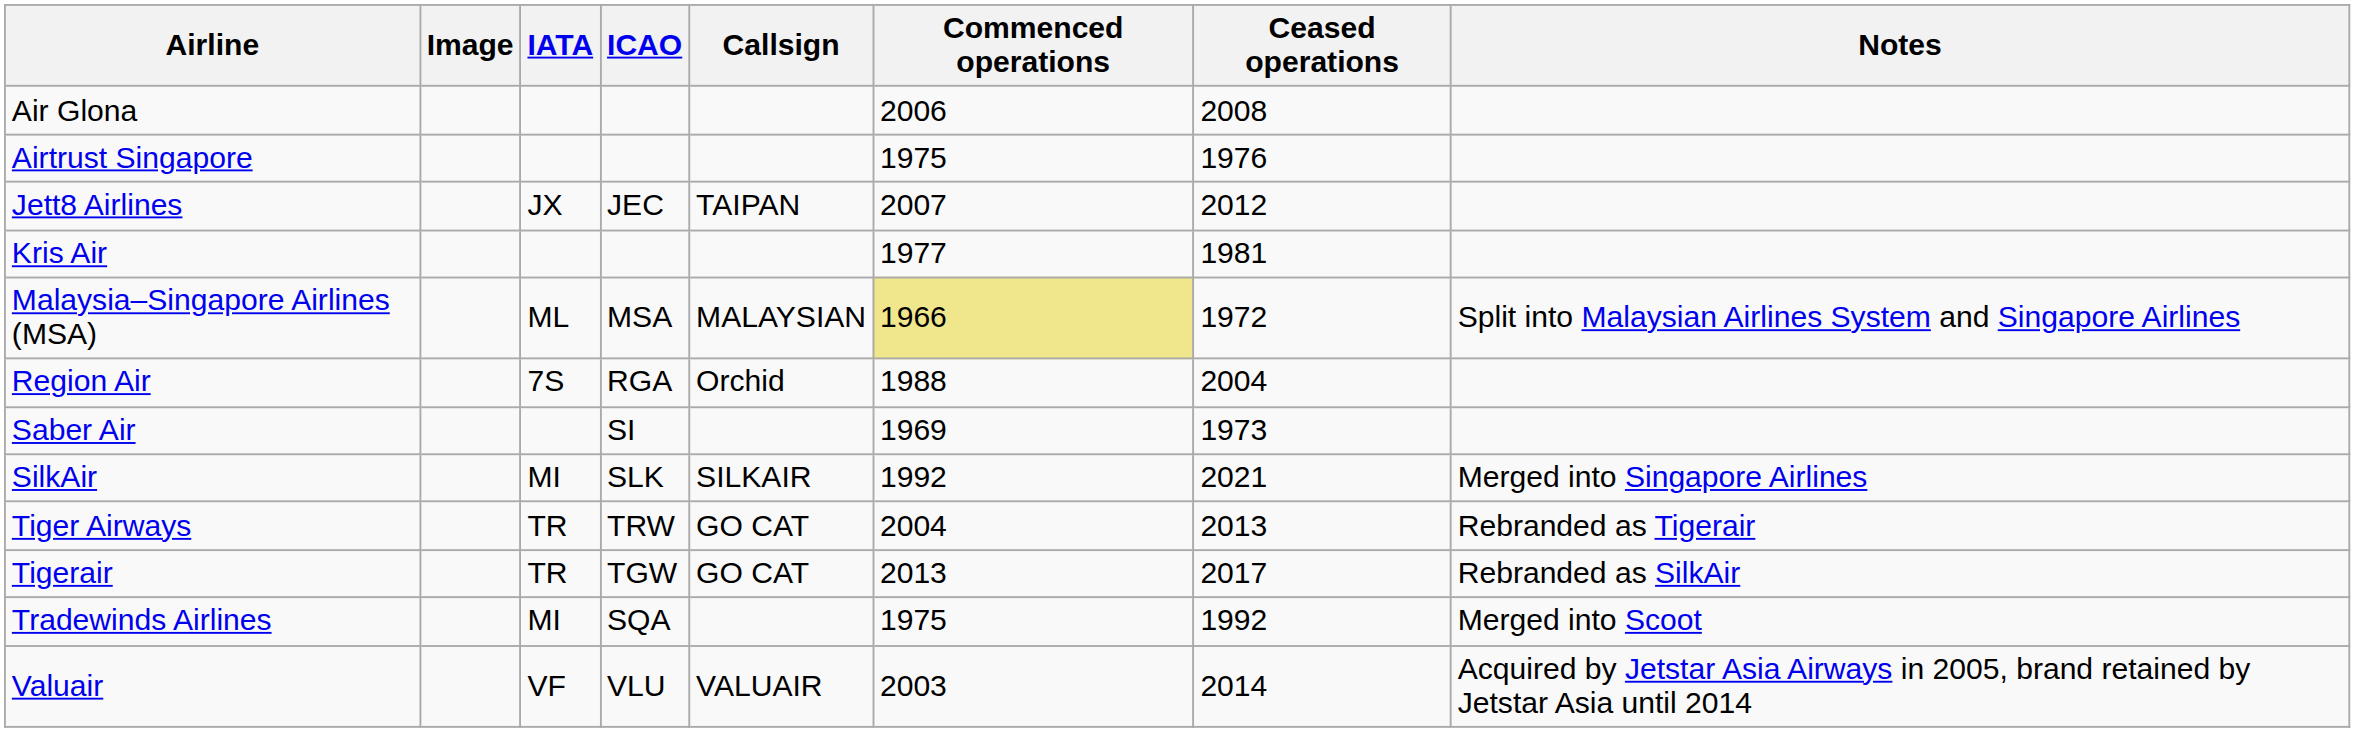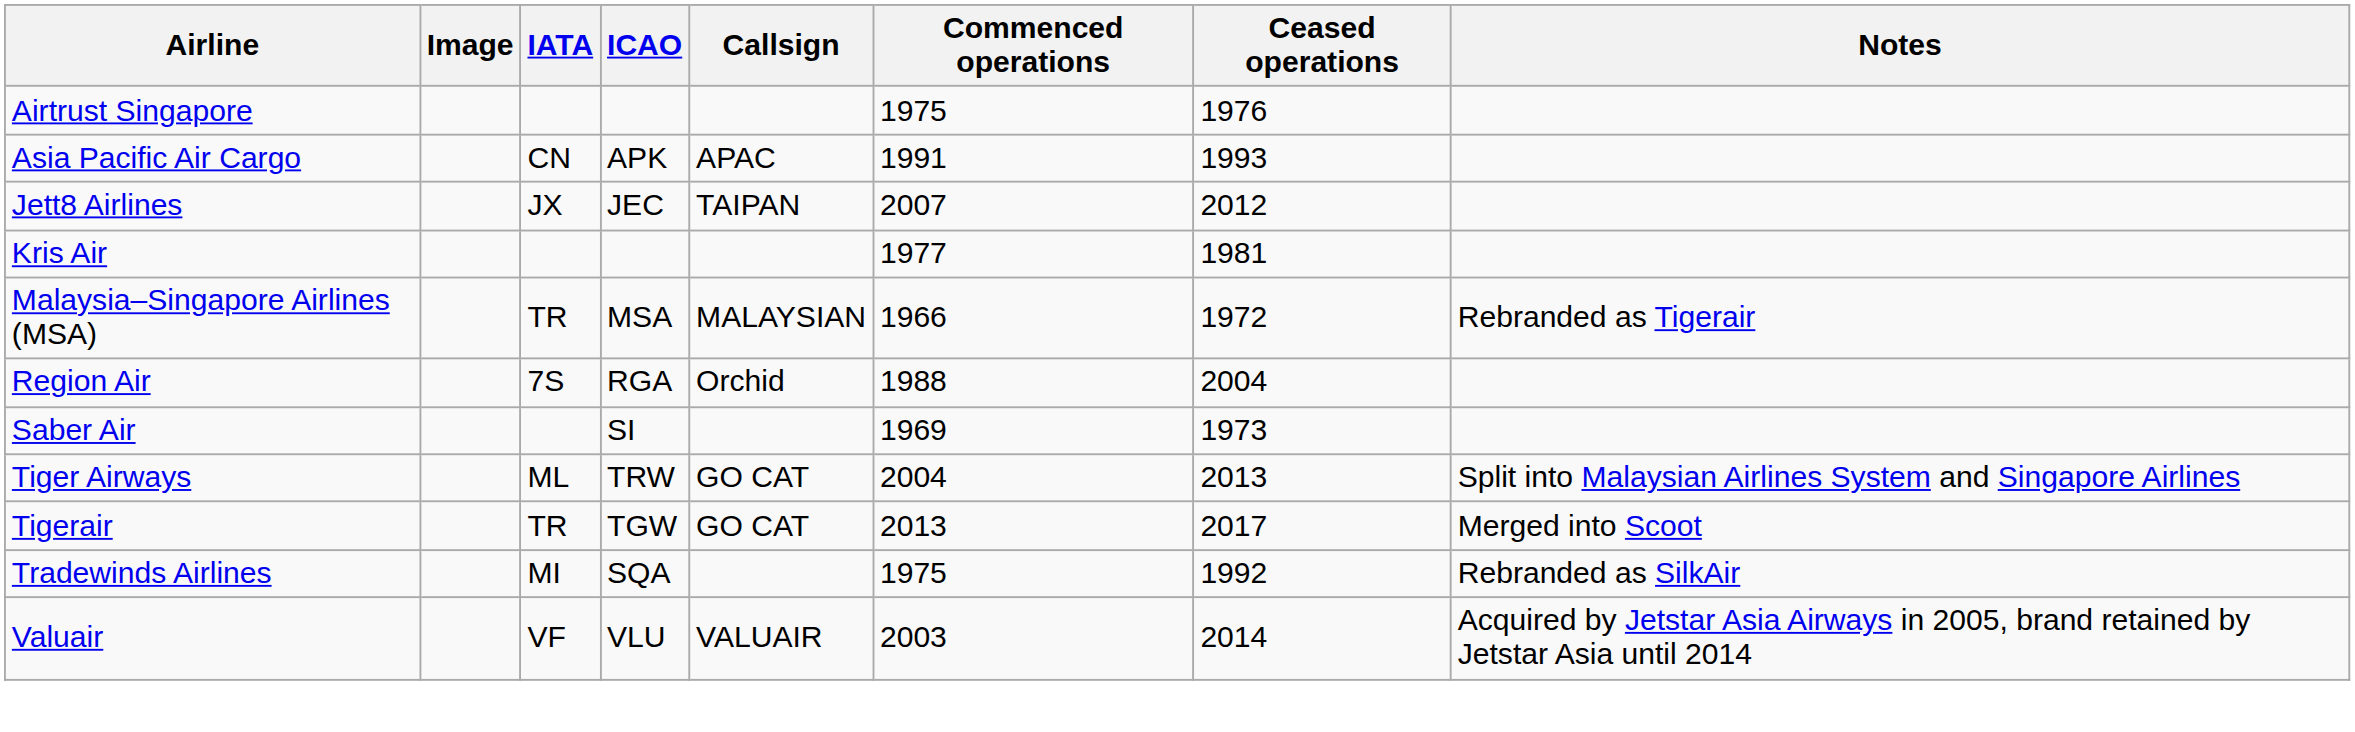- row: (75, 109)
+ row: (156, 157)
(548, 317) ML -> (548, 317) TR
(913, 317) khaki background -> (913, 317) no background
(1849, 317) Split into Malaysian Airlines System and Singapore Airlines -> (1607, 317) Rebranded as Tigerair
- row: (54, 477)
(548, 525) TR -> (548, 477) ML
(1607, 525) Rebranded as Tigerair -> (1849, 477) Split into Malaysian Airlines System and Singapore Airlines
(1599, 573) Rebranded as SilkAir -> (1580, 525) Merged into Scoot
(1580, 620) Merged into Scoot -> (1599, 573) Rebranded as SilkAir
